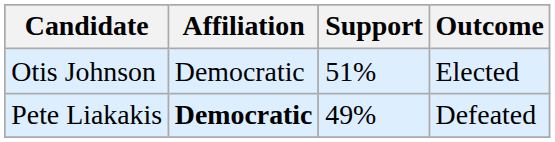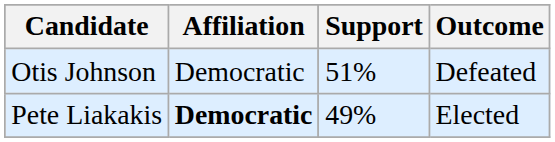(477, 70) Elected -> (486, 70) Defeated
(486, 114) Defeated -> (477, 114) Elected
